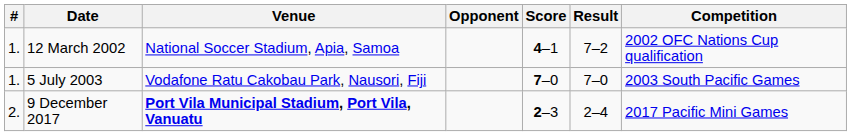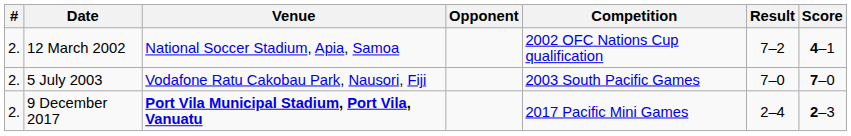columns swapped: (546, 16) <-> (734, 16)
(14, 48) 1. -> (14, 48) 2.
(14, 80) 1. -> (14, 80) 2.
